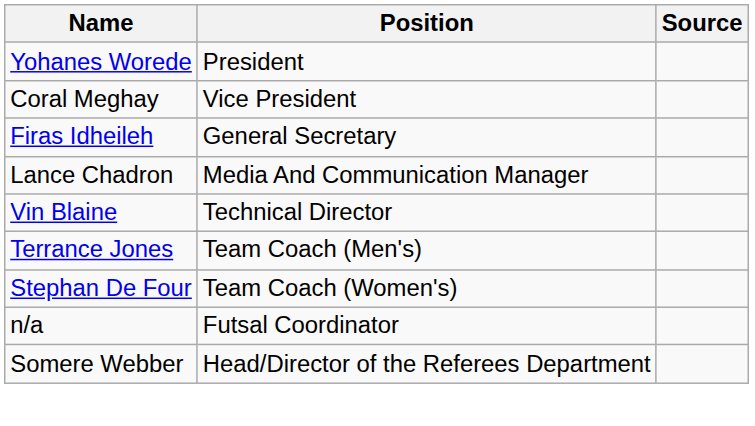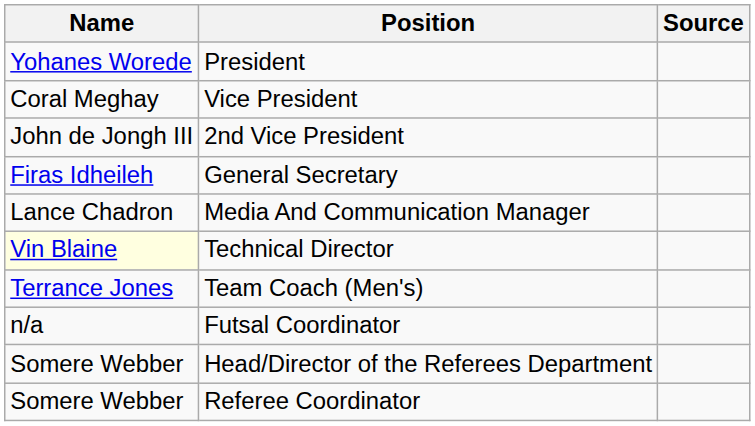+ row: (304, 136)
(64, 212) no background -> (64, 250) lightyellow background
- row: (330, 288)
+ row: (312, 401)
